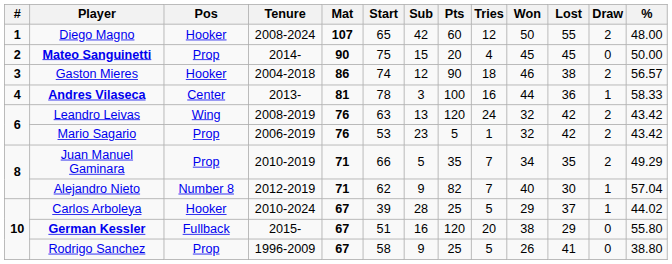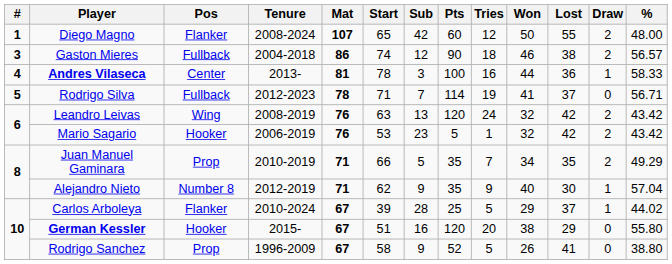(206, 34) Hooker -> (206, 34) Flanker
- row: (97, 54)
(206, 74) Hooker -> (206, 54) Fullback
+ row: (97, 94)
(206, 134) Prop -> (206, 134) Hooker
(455, 189) 82 -> (455, 189) 35
(489, 189) 7 -> (489, 189) 9
(206, 209) Hooker -> (206, 209) Flanker
(206, 229) Fullback -> (206, 229) Hooker
(455, 249) 25 -> (455, 249) 52
